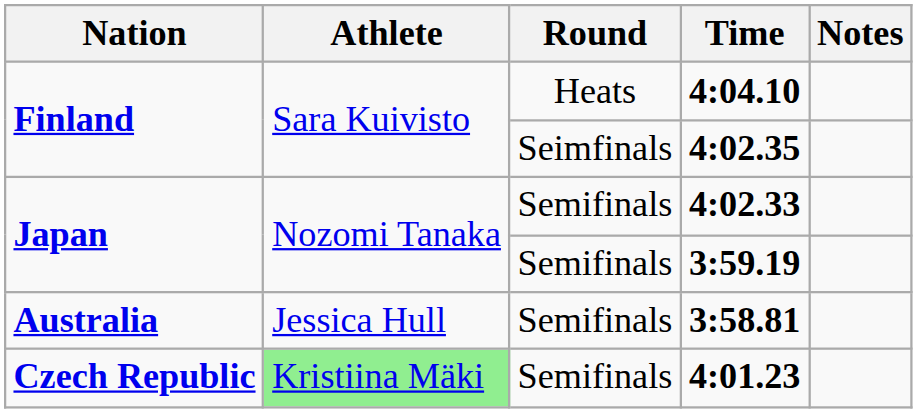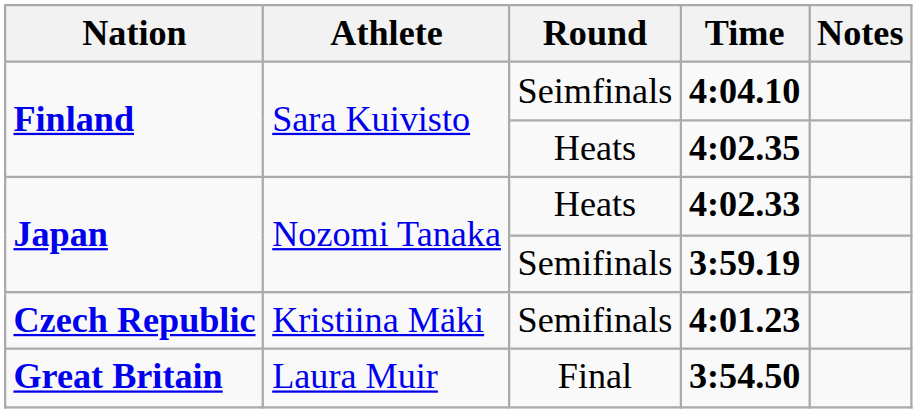(595, 90) Heats -> (595, 90) Seimfinals
(595, 147) Seimfinals -> (595, 147) Heats
(595, 205) Semifinals -> (595, 205) Heats
- row: (745, 319)
(378, 377) lightgreen background -> (378, 319) no background
+ row: (745, 377)
